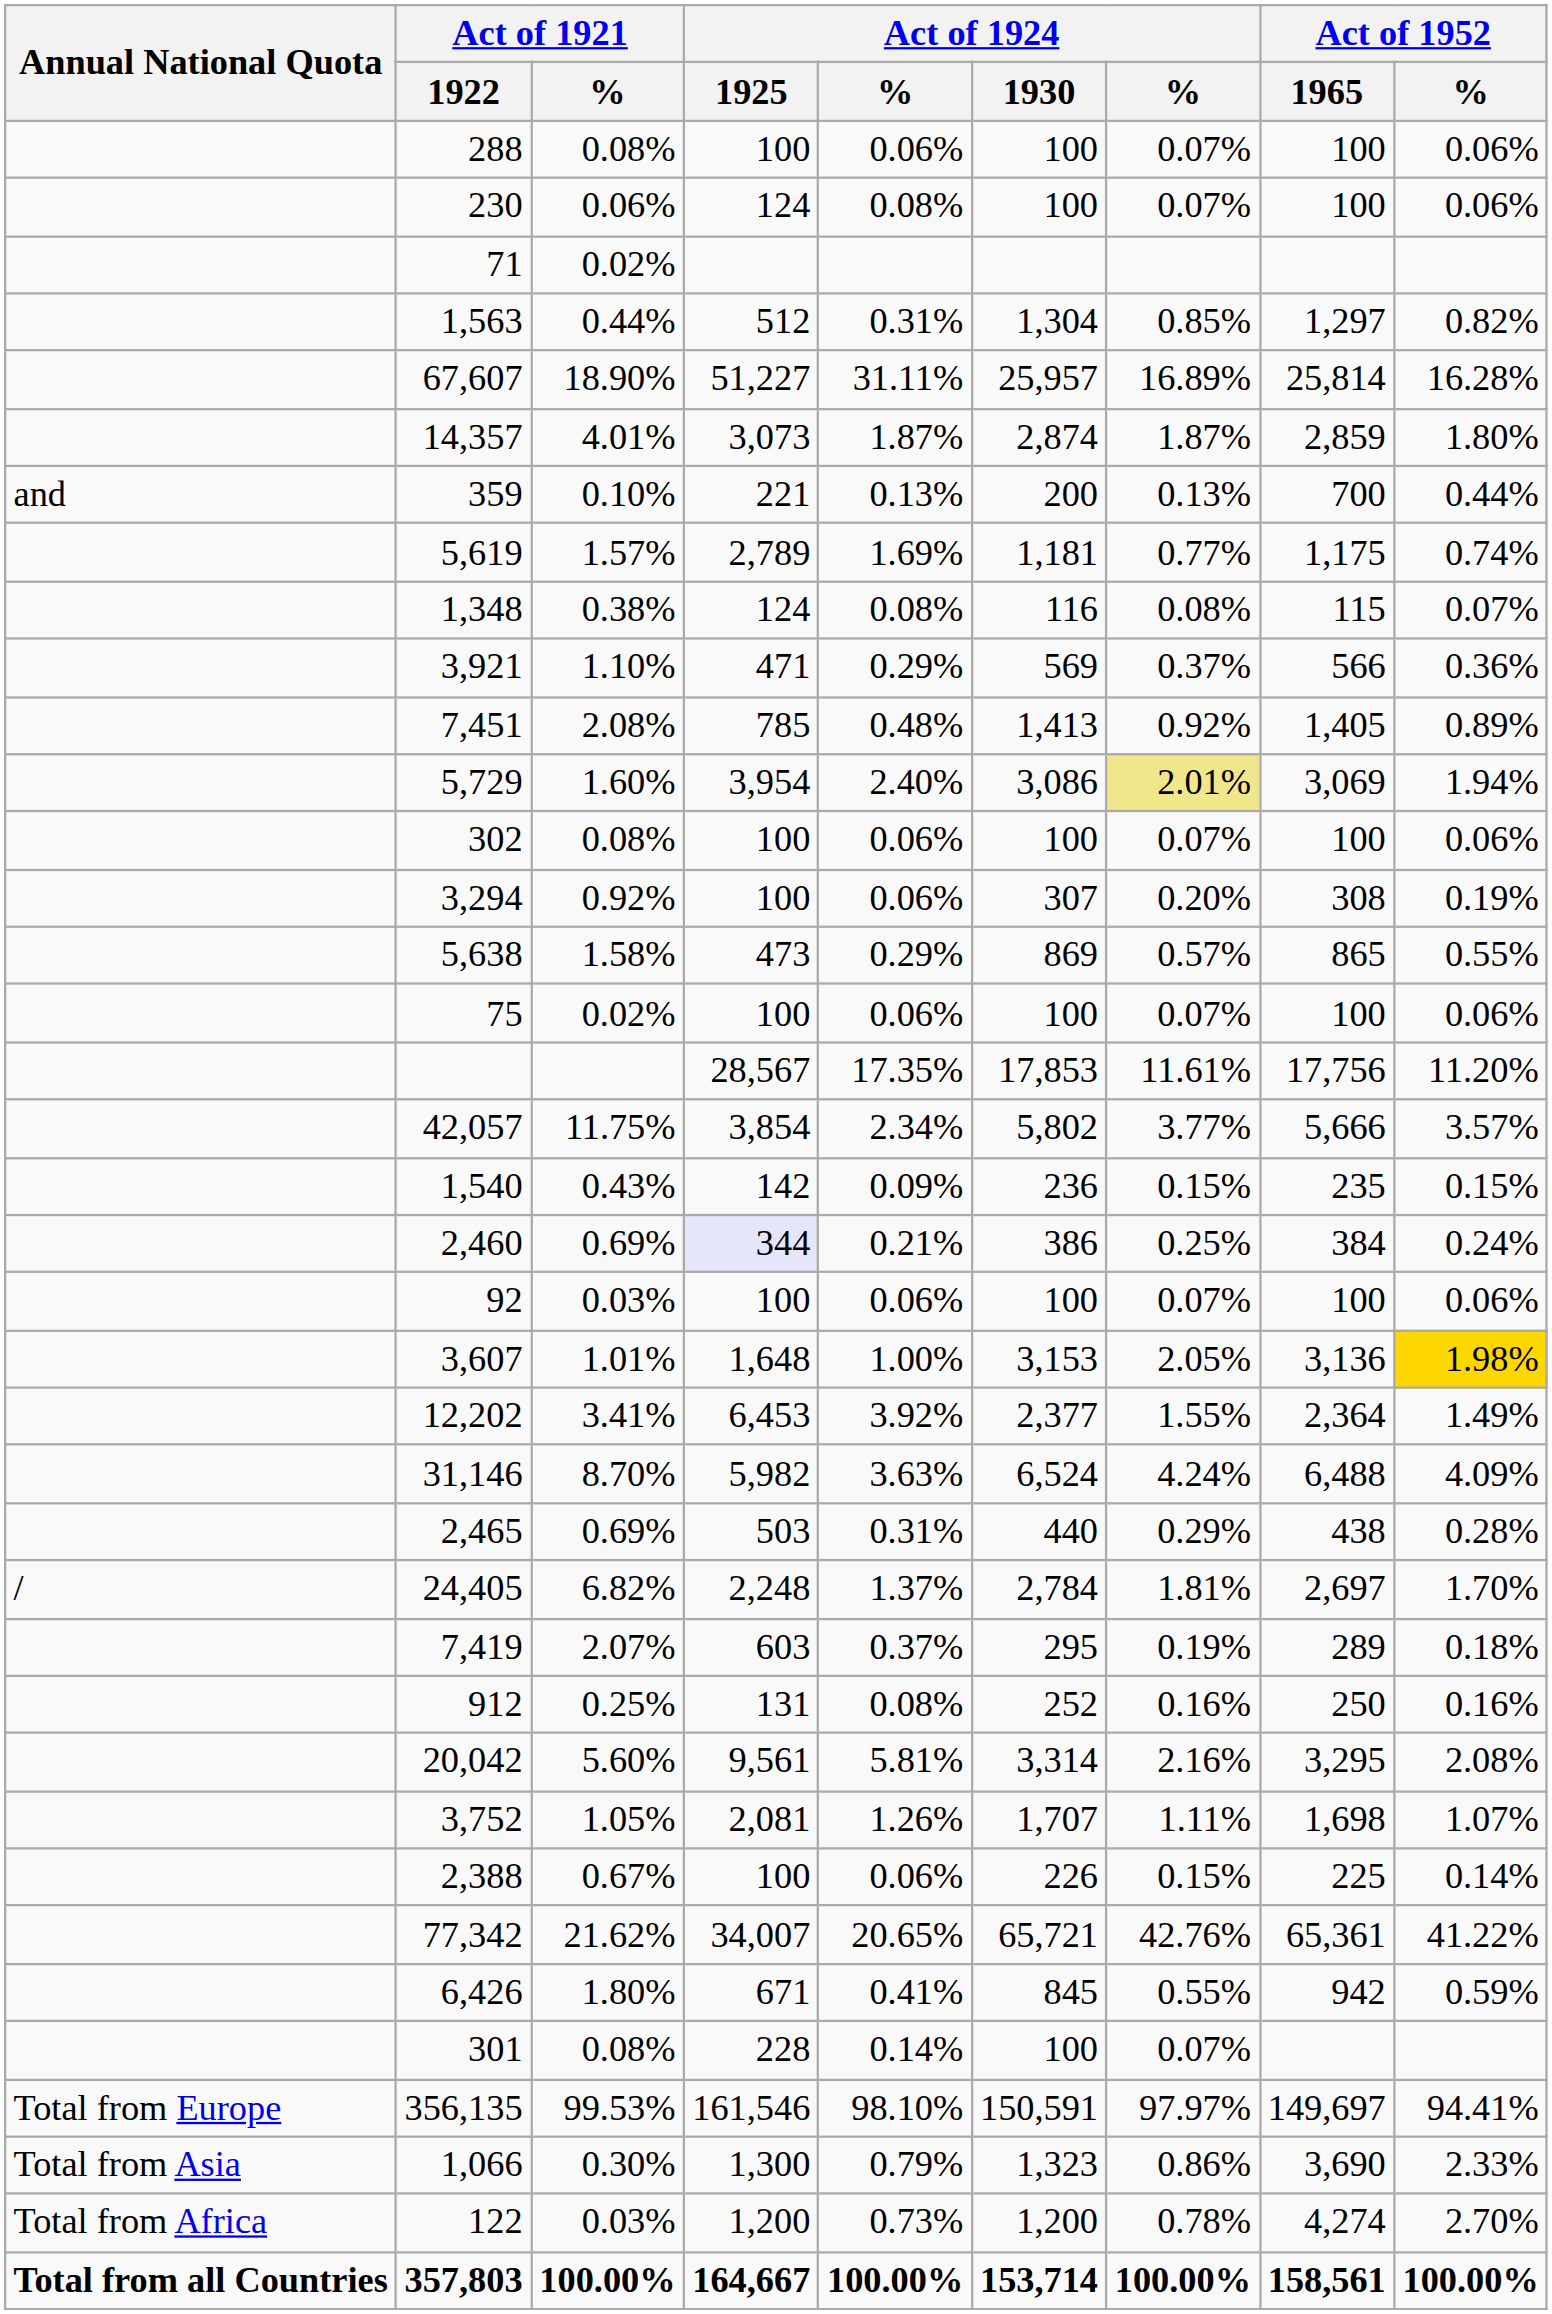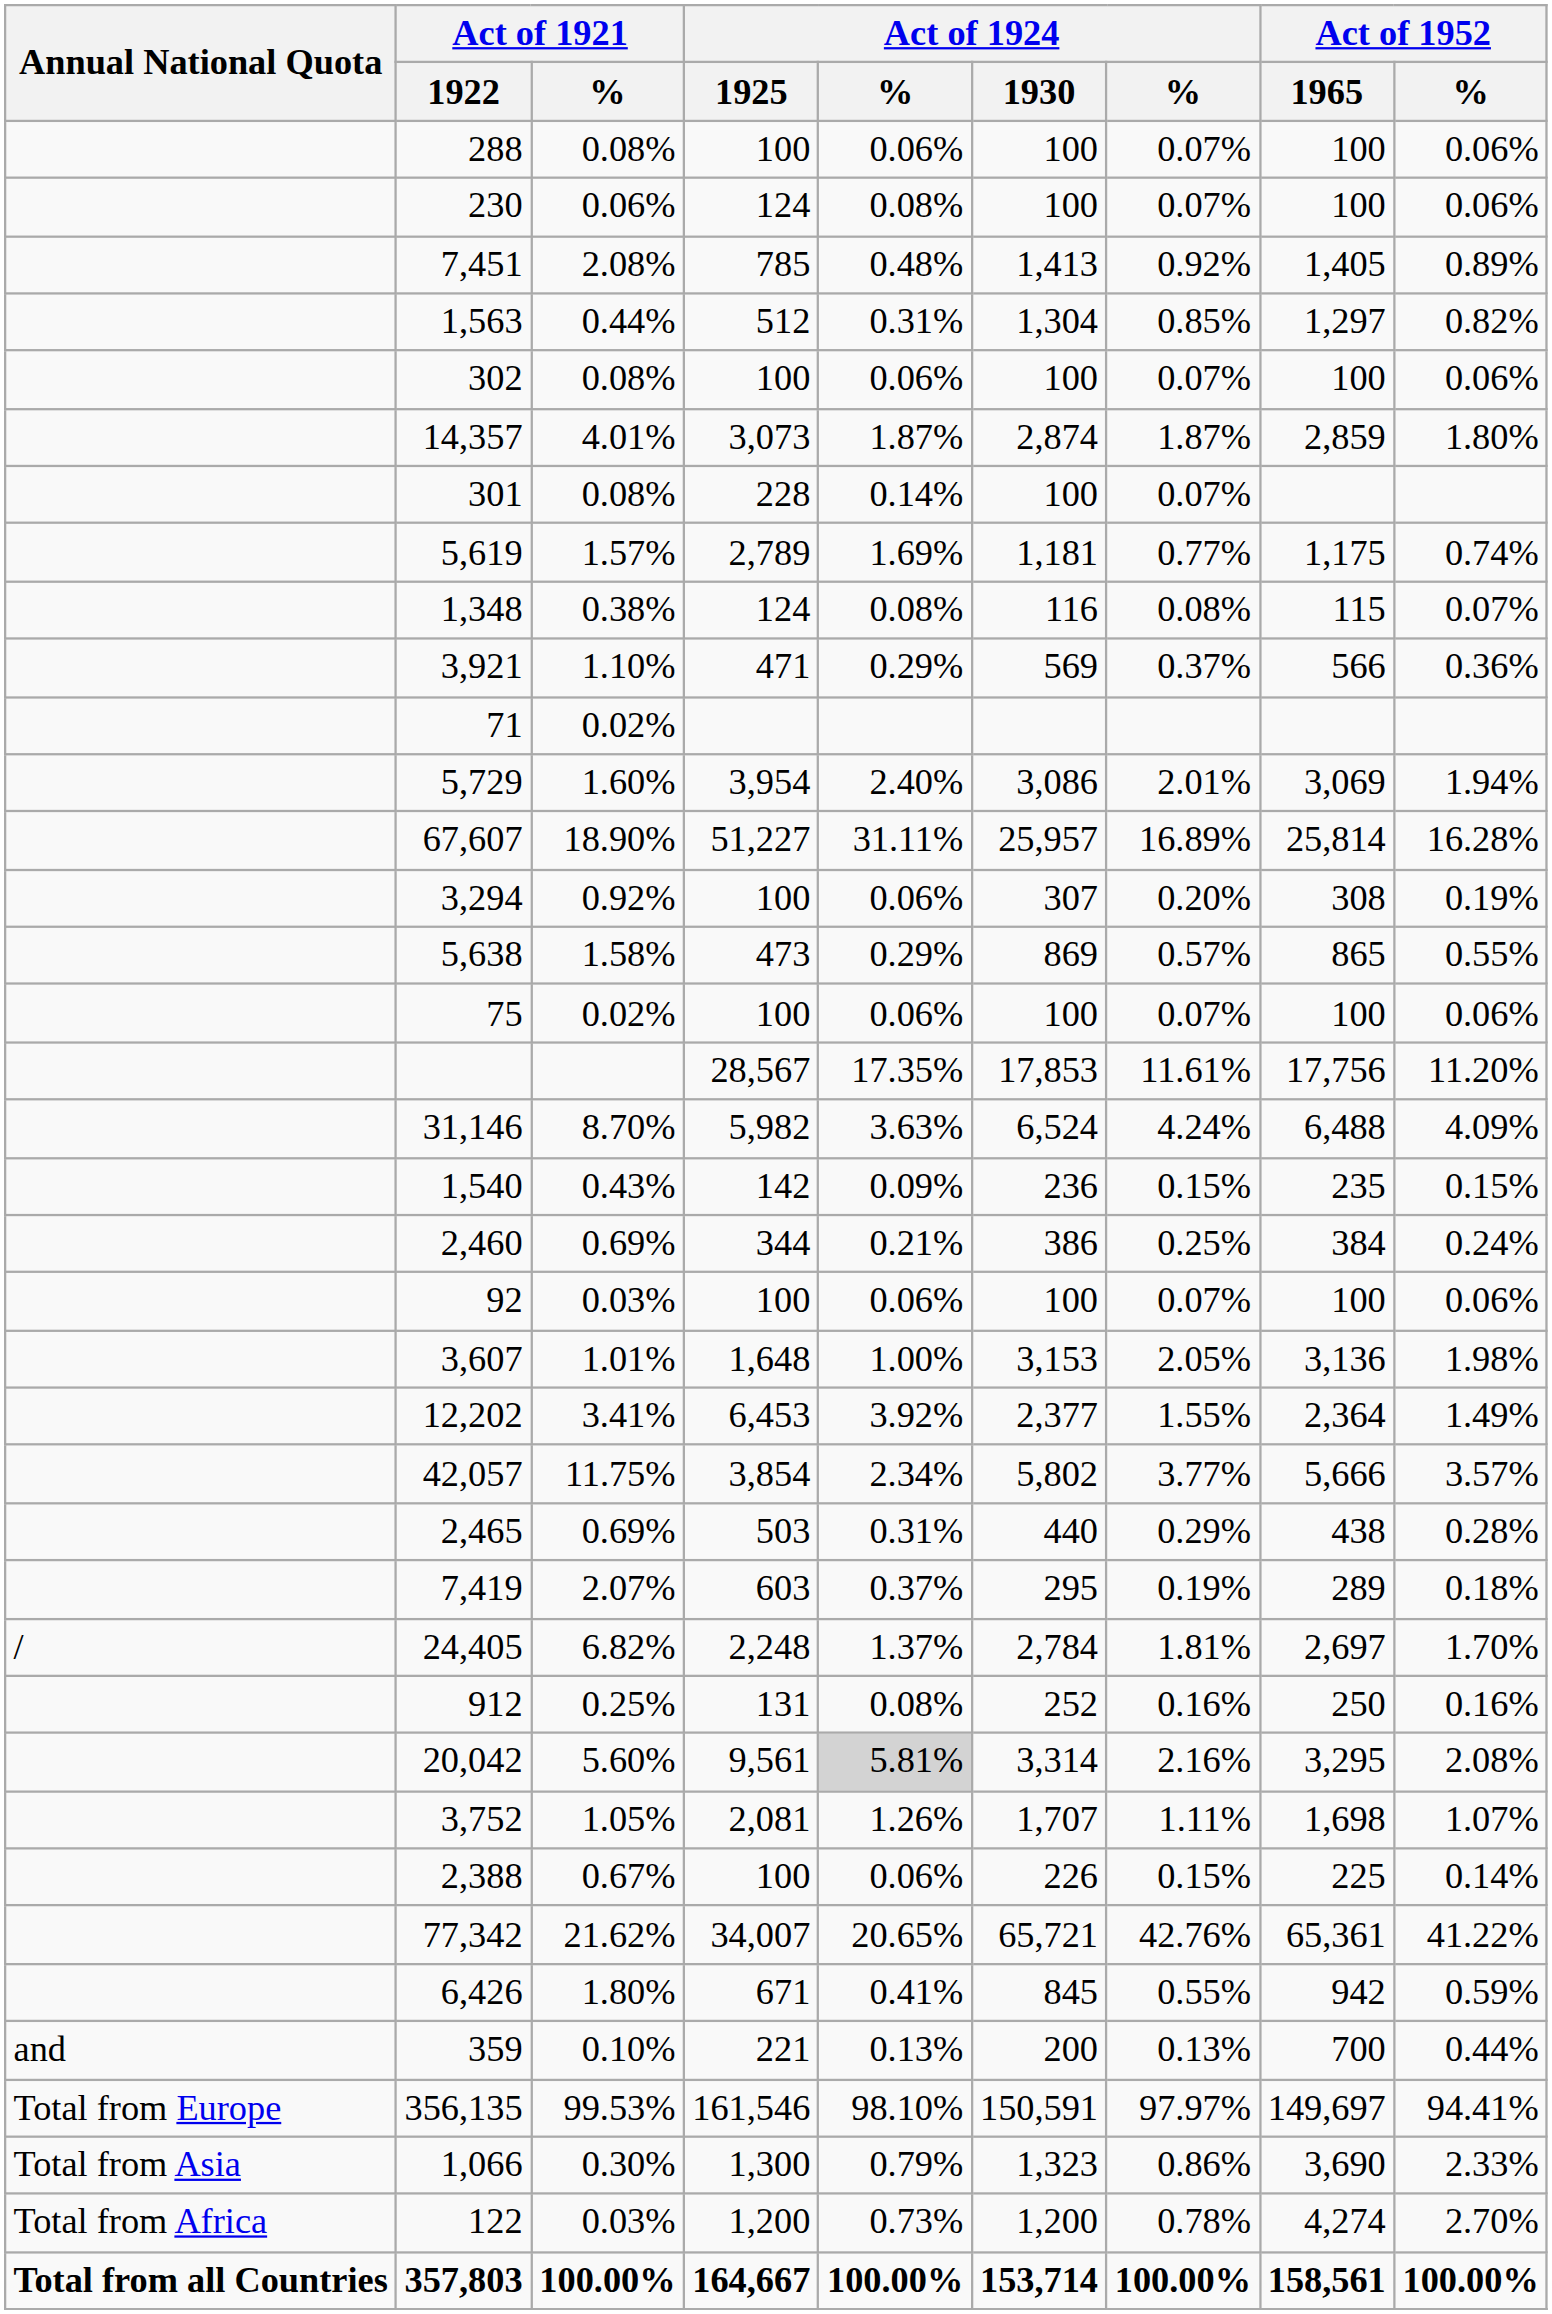rows swapped: (482, 724) <-> (504, 263)
rows swapped: (495, 839) <-> (473, 378)
rows swapped: (495, 2049) <-> (495, 494)
(1204, 782) khaki background -> (1204, 782) no background
rows swapped: (473, 1127) <-> (473, 1473)
(783, 1242) lavender background -> (783, 1242) no background
(1492, 1358) gold background -> (1492, 1358) no background
rows swapped: (482, 1646) <-> (473, 1588)
(916, 1761) no background -> (916, 1761) lightgrey background
